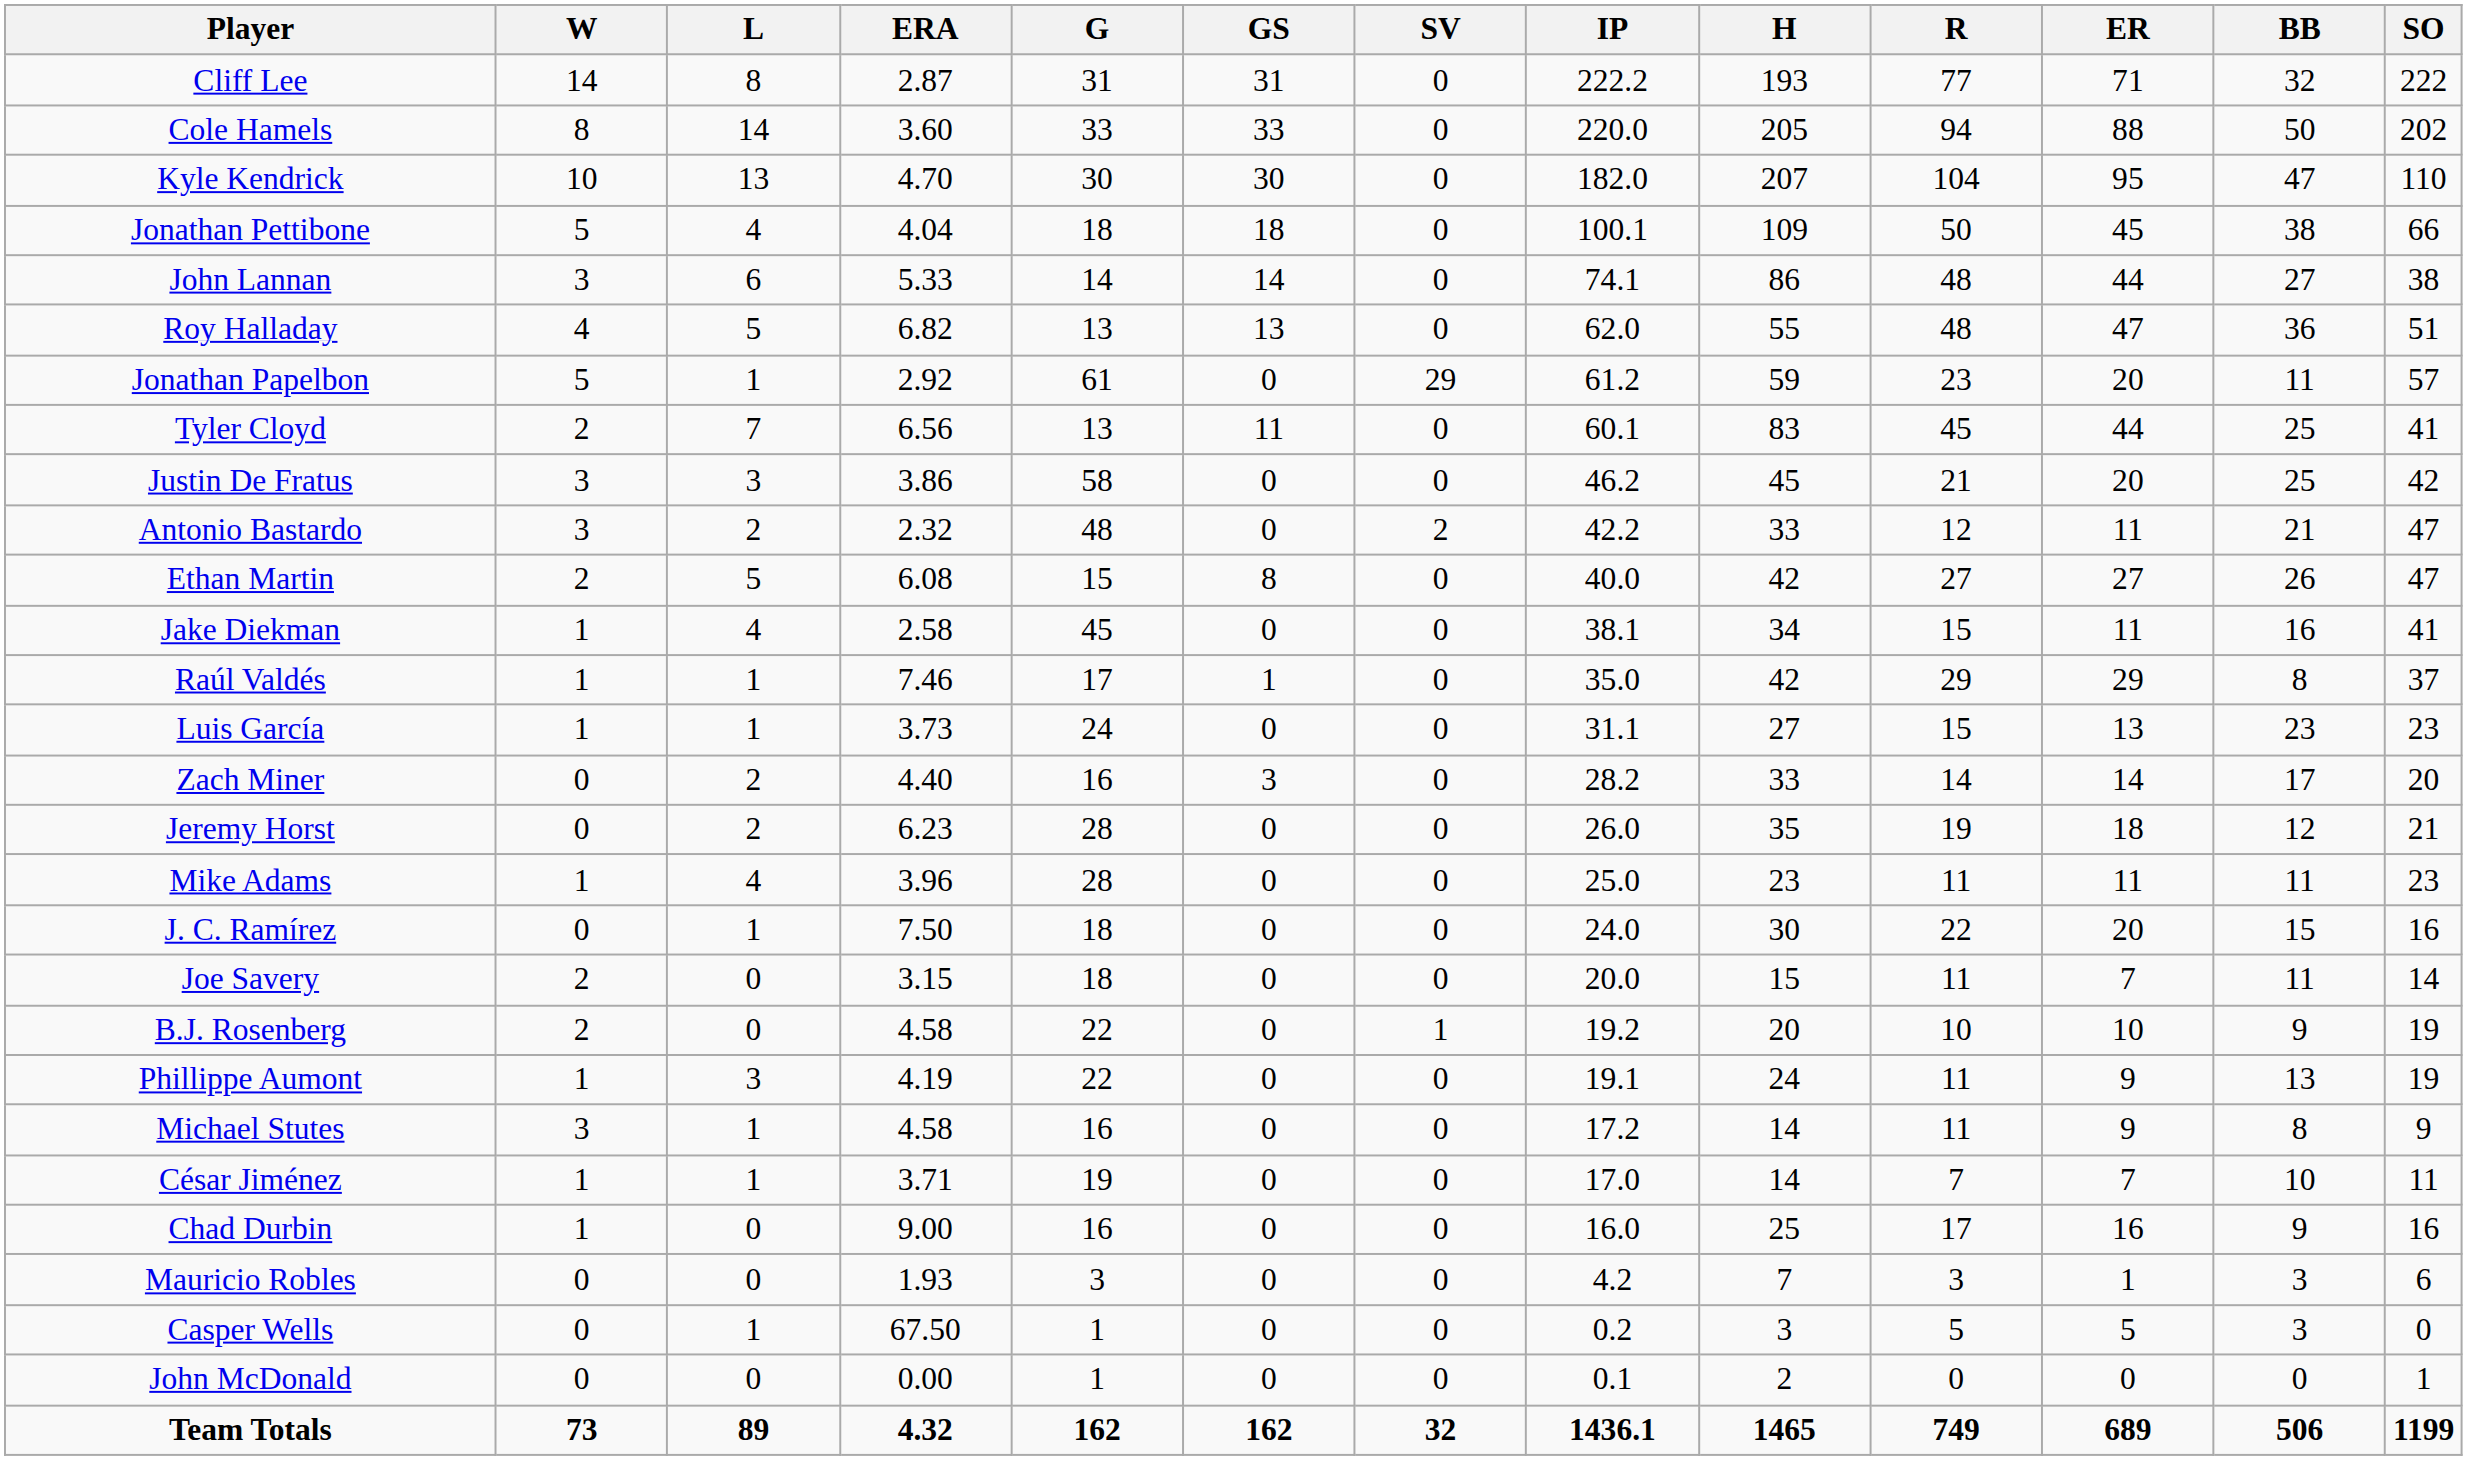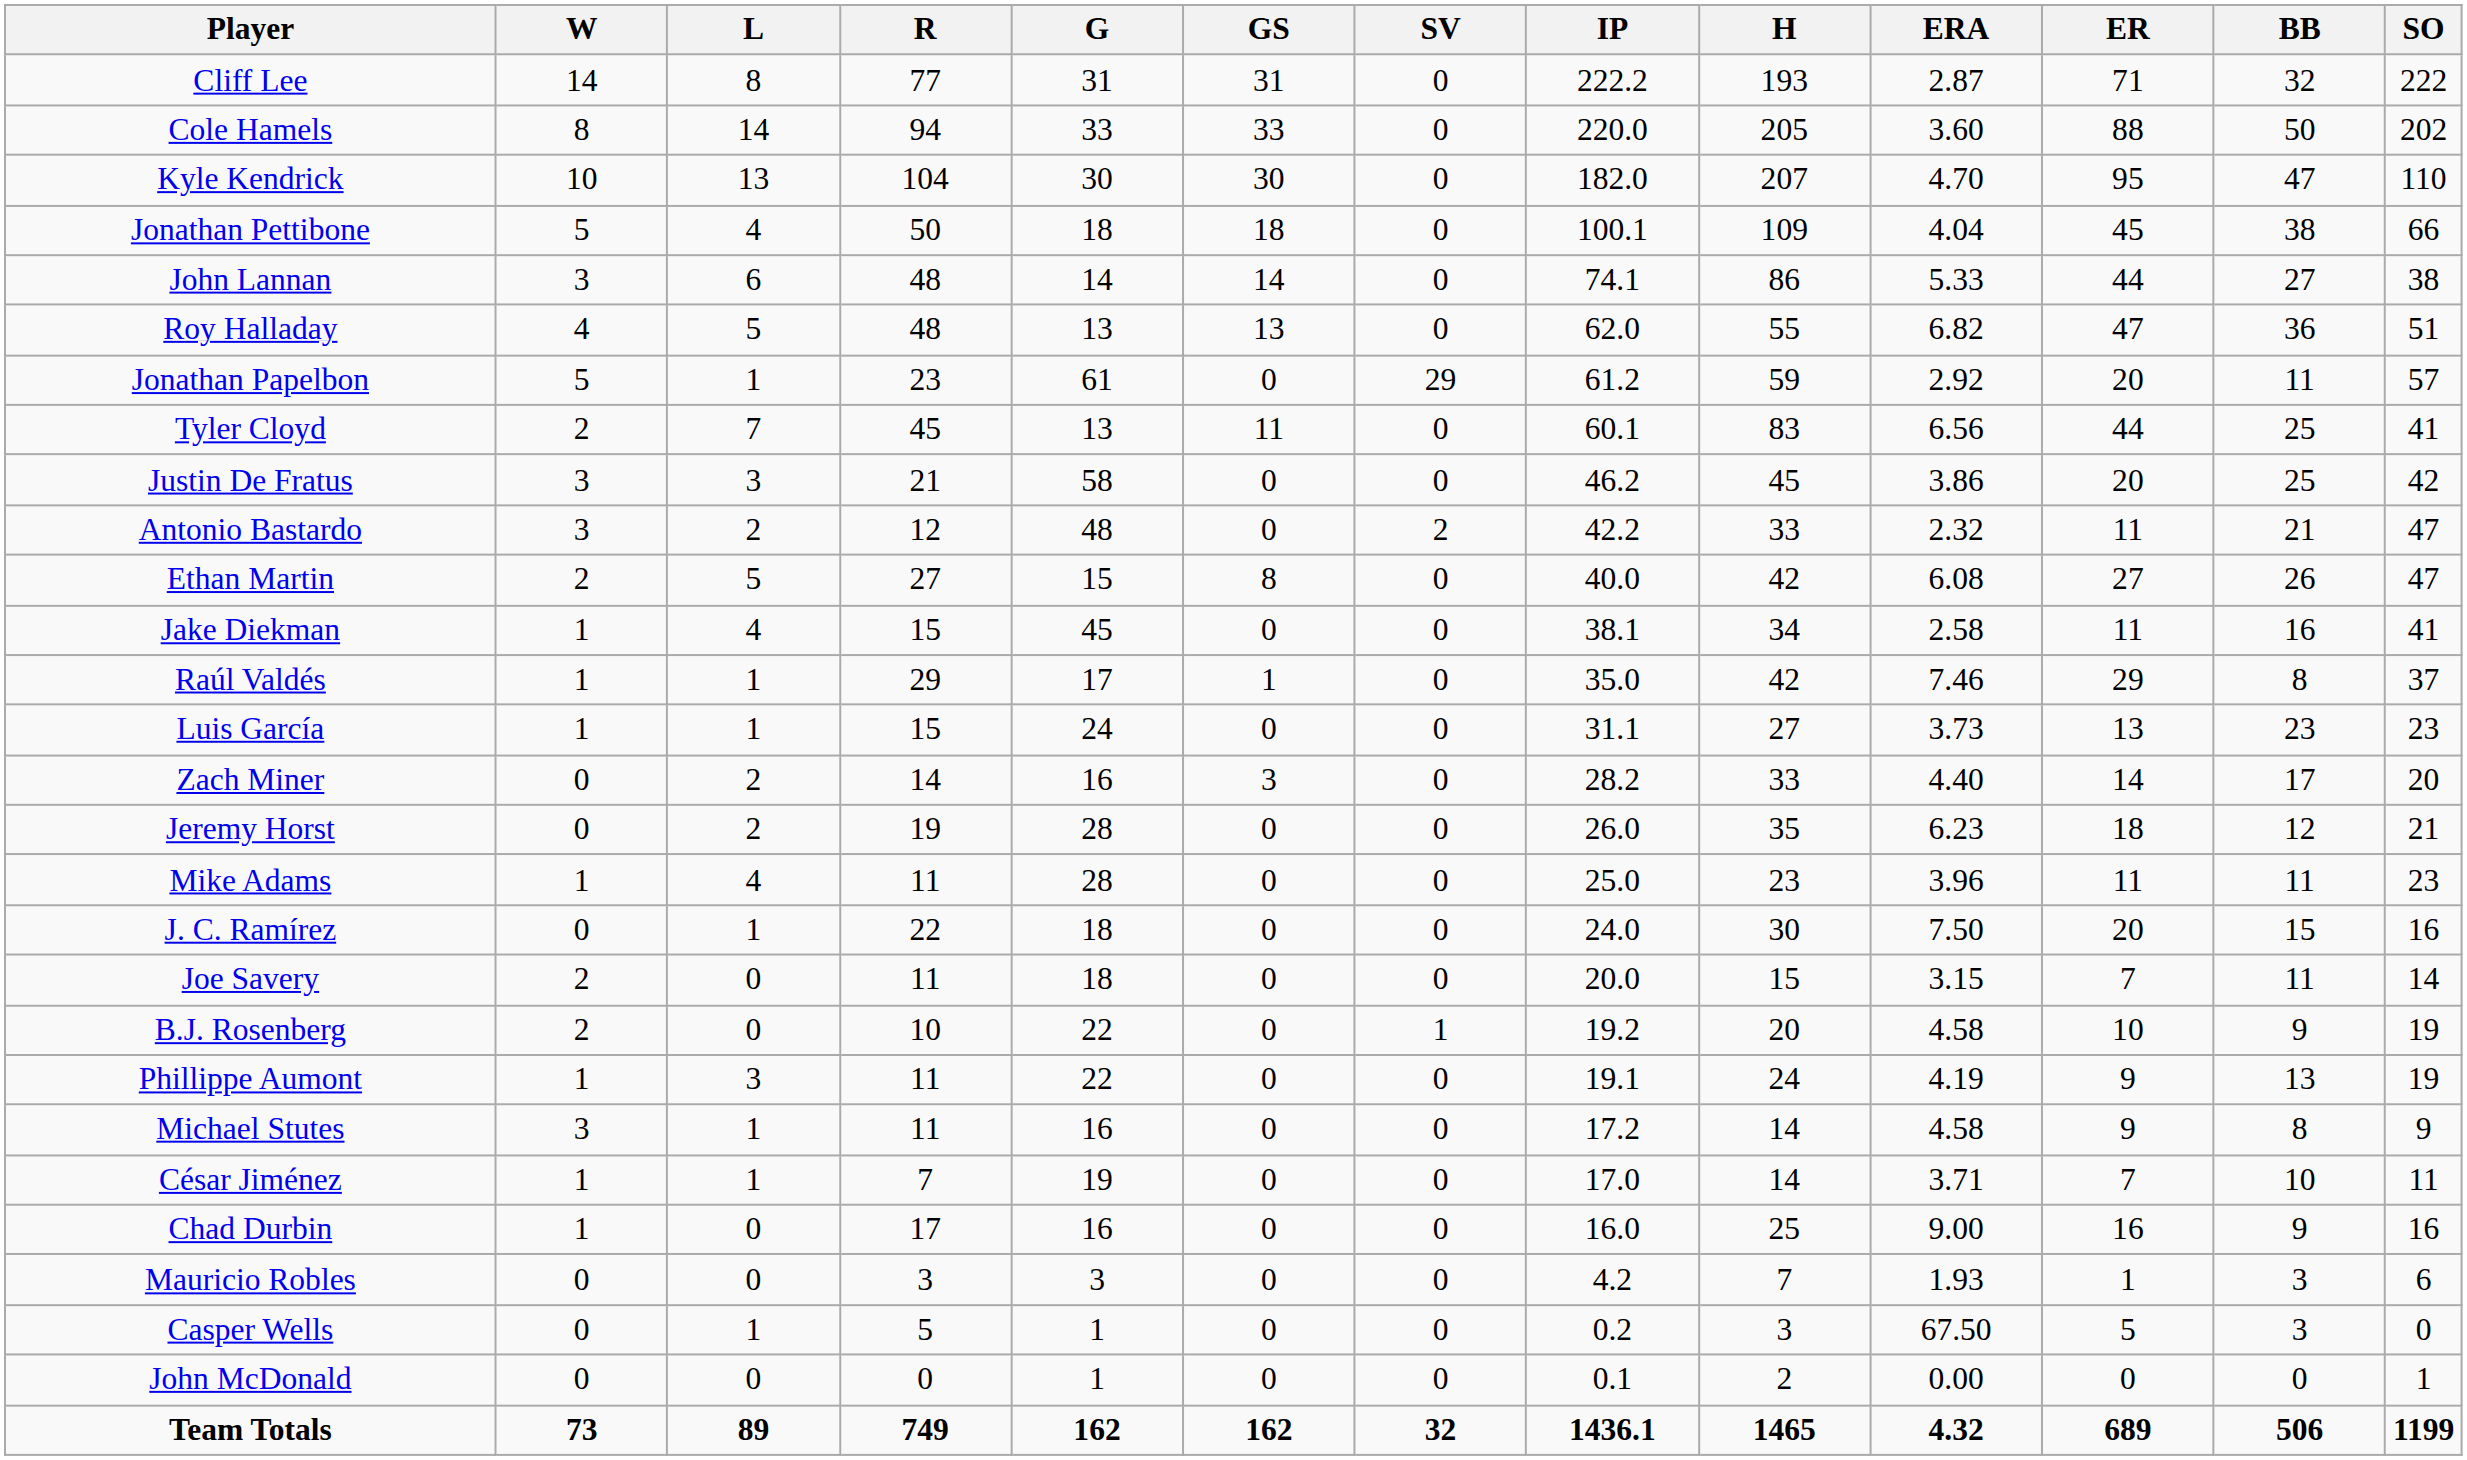columns swapped: (925, 29) <-> (1956, 29)
